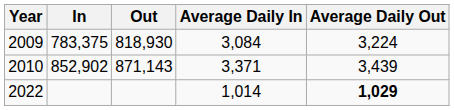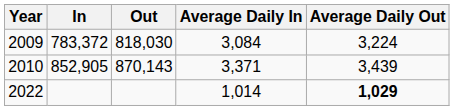(79, 42) 783,375 -> (79, 42) 783,372
(144, 42) 818,930 -> (144, 42) 818,030
(79, 67) 852,902 -> (79, 67) 852,905
(144, 67) 871,143 -> (144, 67) 870,143
